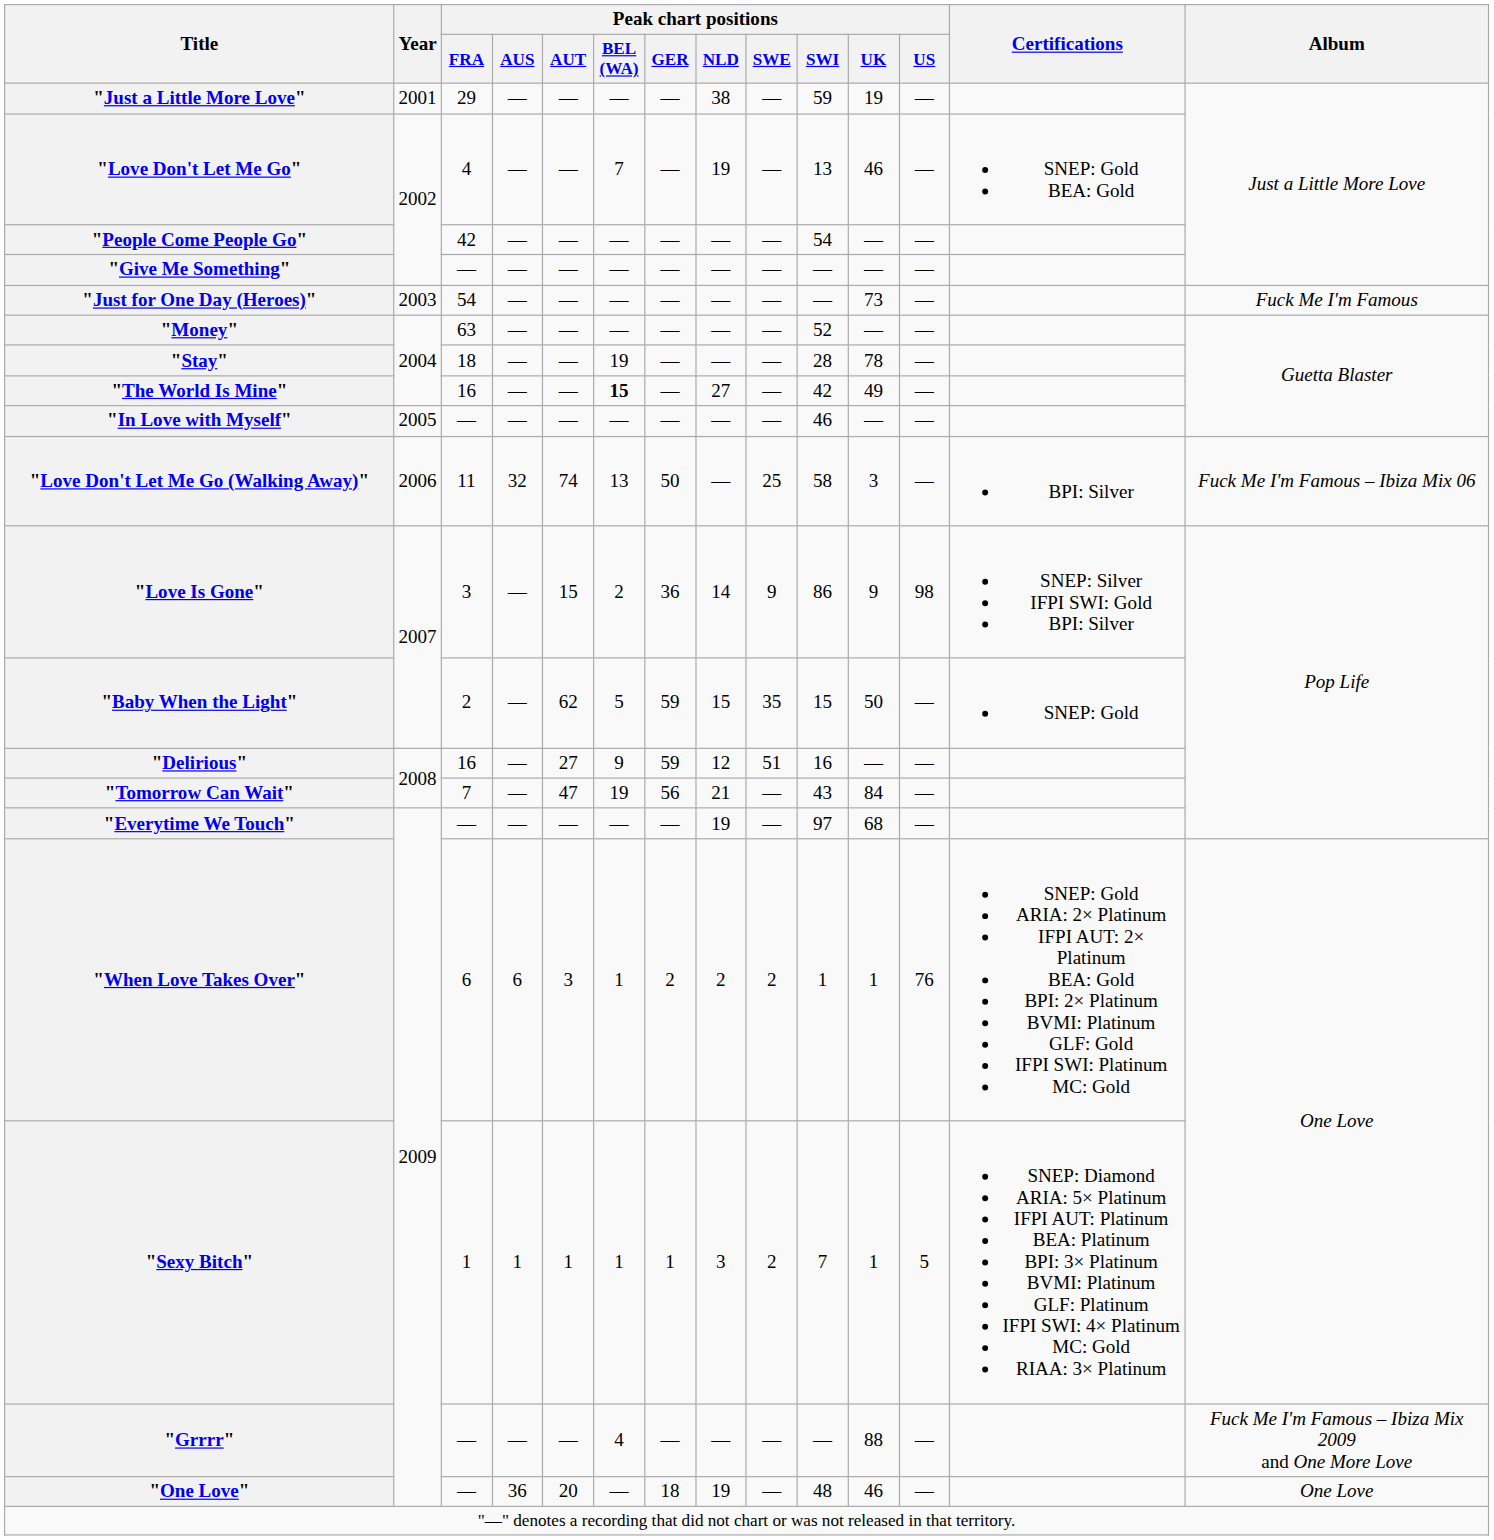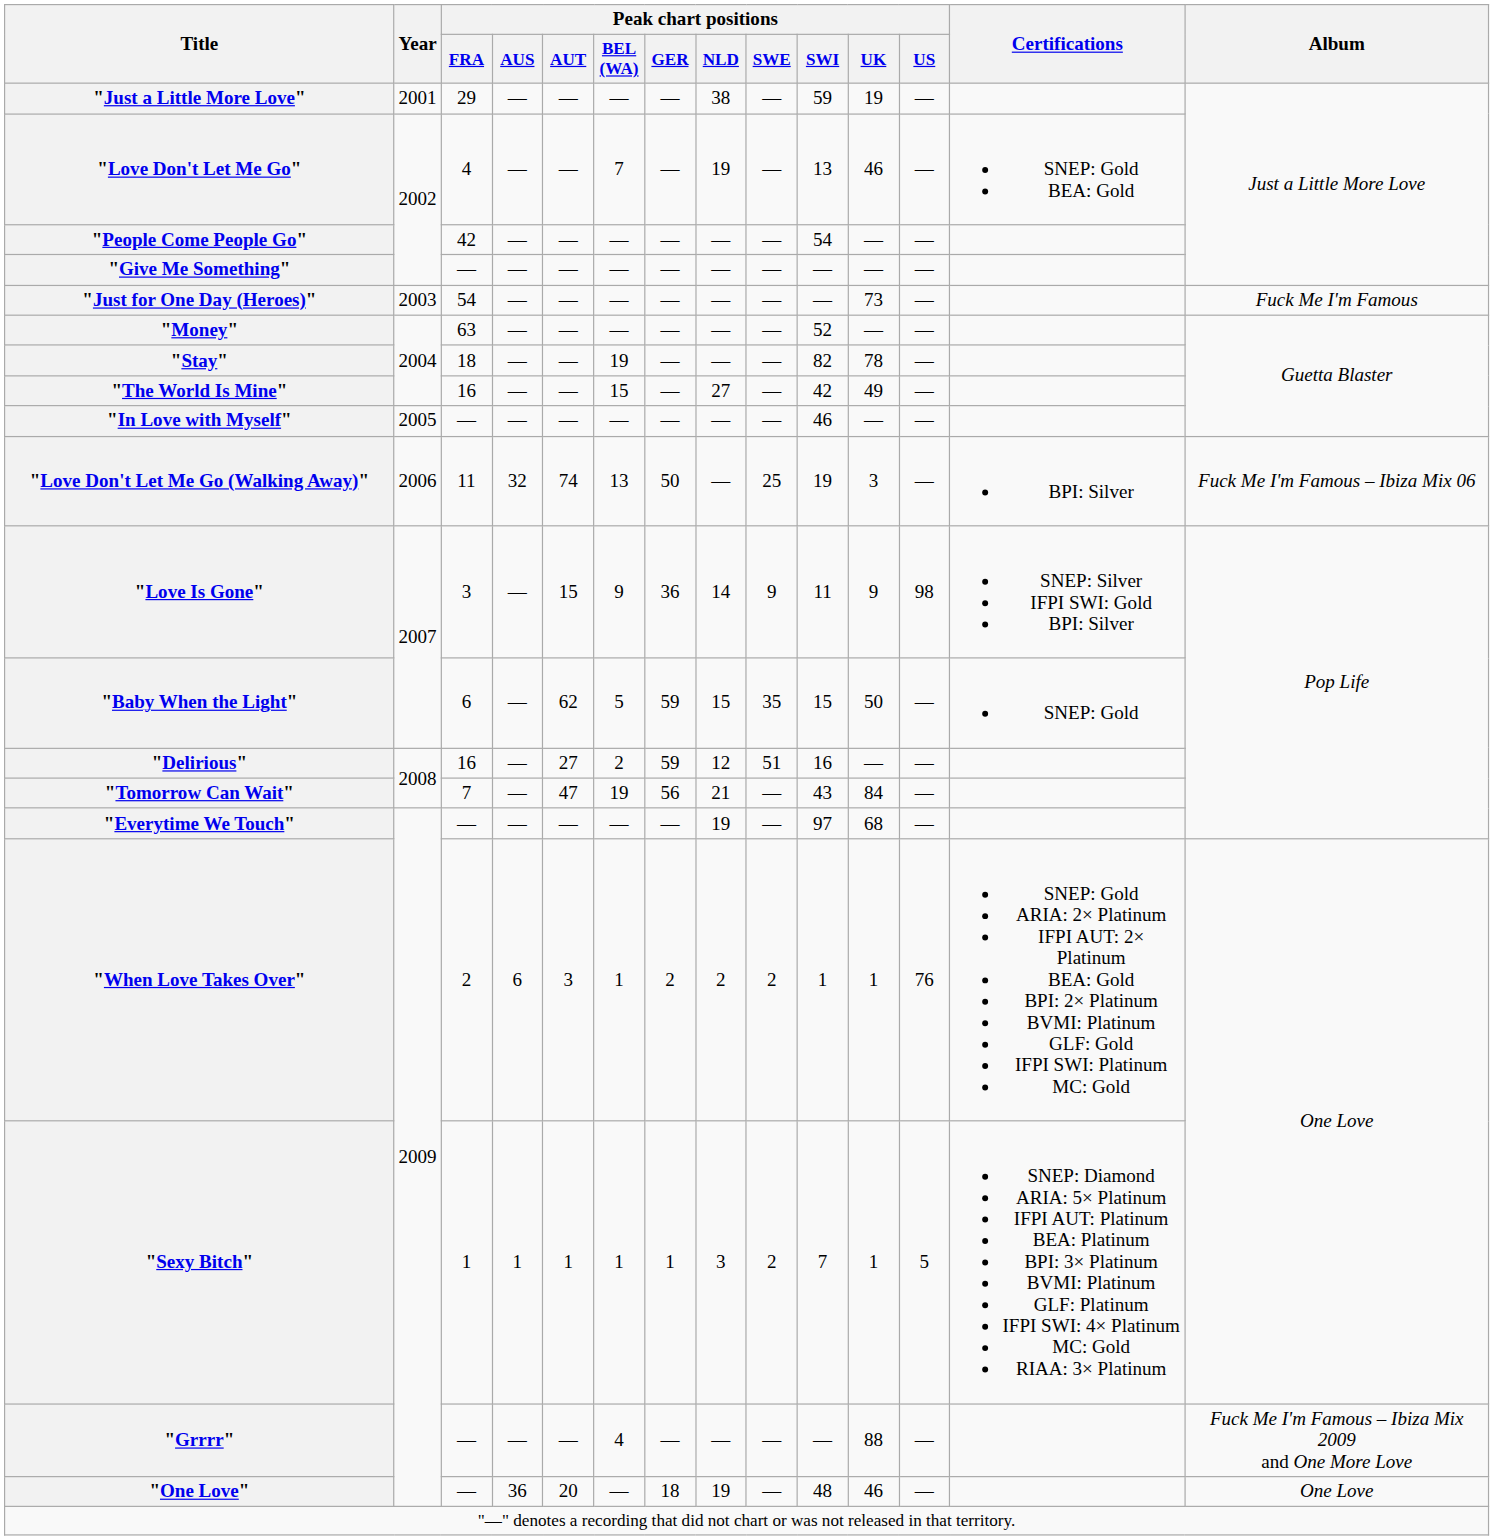(823, 360) 28 -> (823, 360) 82
(619, 390) bold -> (619, 390) normal
(823, 480) 58 -> (823, 480) 19
(619, 591) 2 -> (619, 591) 9
(823, 591) 86 -> (823, 591) 11
(466, 702) 2 -> (466, 702) 6
(619, 762) 9 -> (619, 762) 2
(466, 979) 6 -> (466, 979) 2
